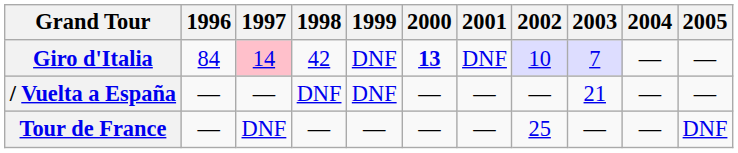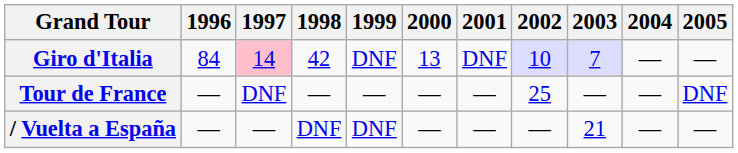(429, 57) bold -> (429, 57) normal
rows swapped: (93, 128) <-> (93, 93)
